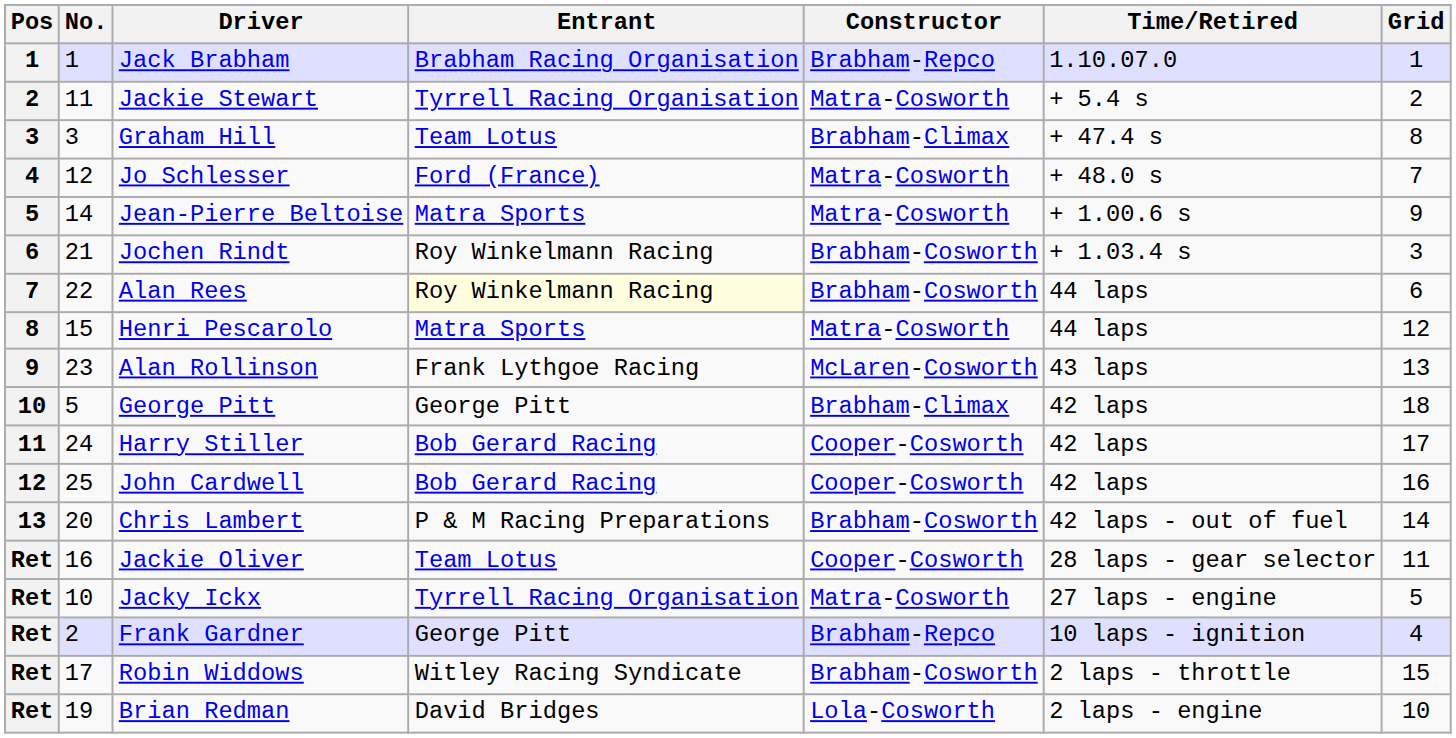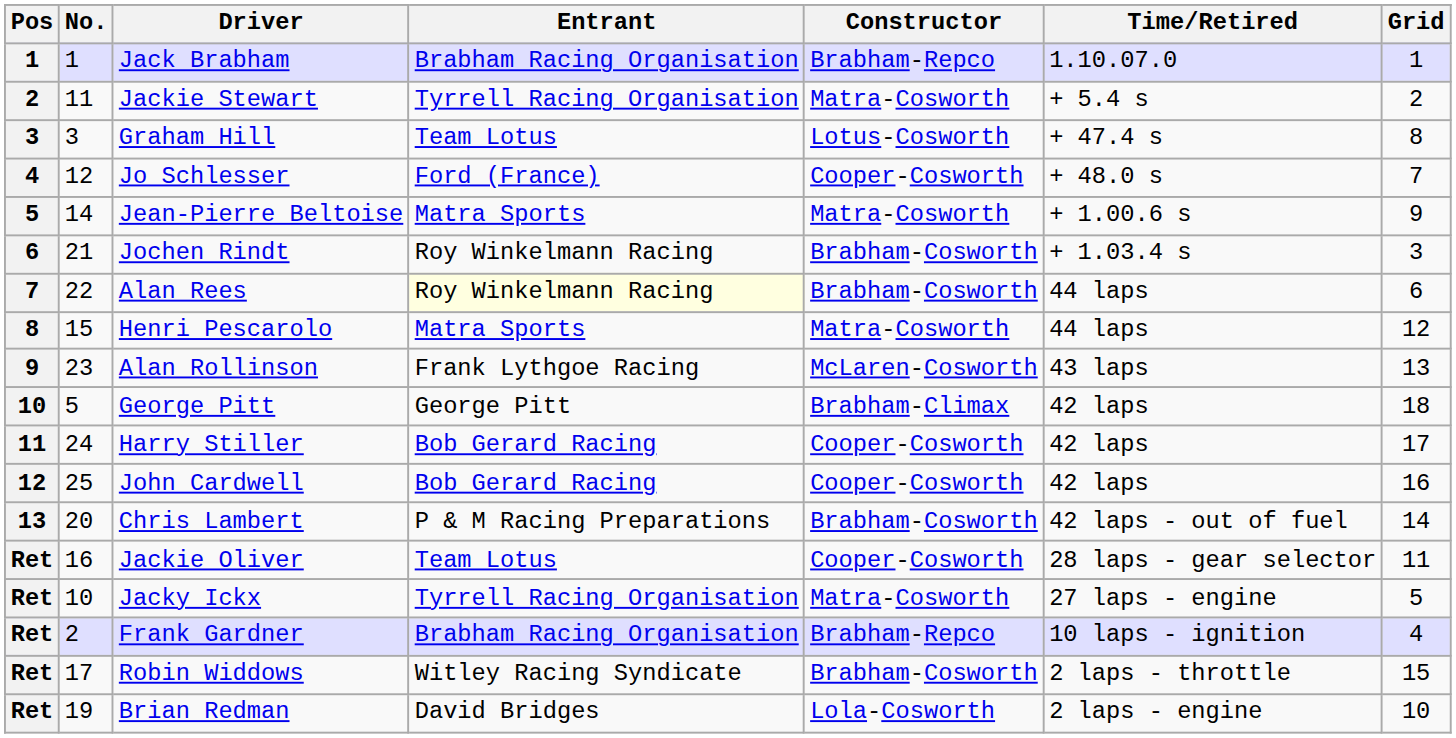(910, 139) Brabham-Climax -> (910, 139) Lotus-Cosworth
(910, 178) Matra-Cosworth -> (917, 178) Cooper-Cosworth
(493, 637) George Pitt -> (607, 637) Brabham Racing Organisation
